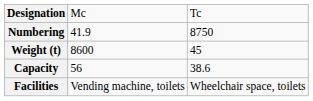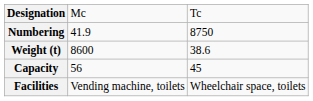(196, 50) 45 -> (200, 50) 38.6
(200, 68) 38.6 -> (196, 68) 45
